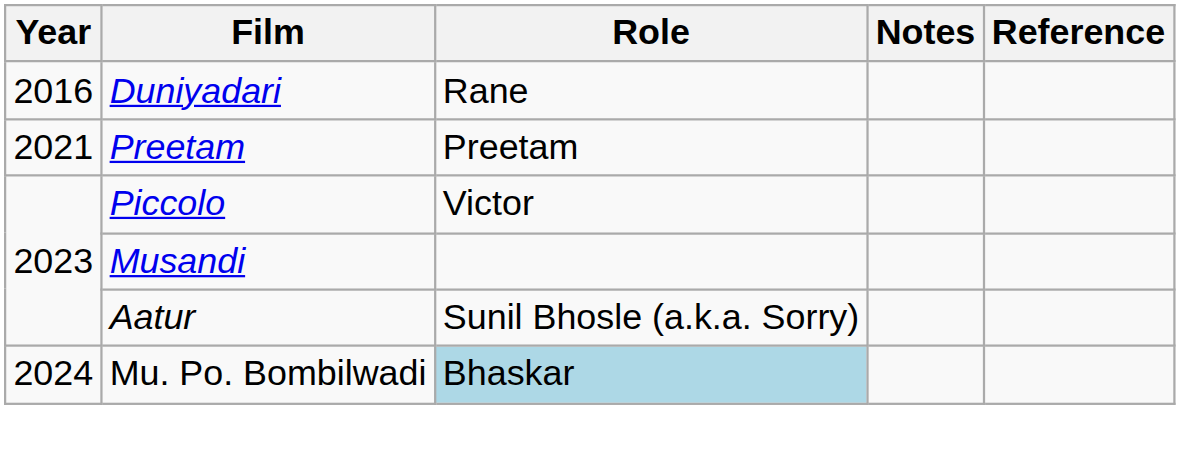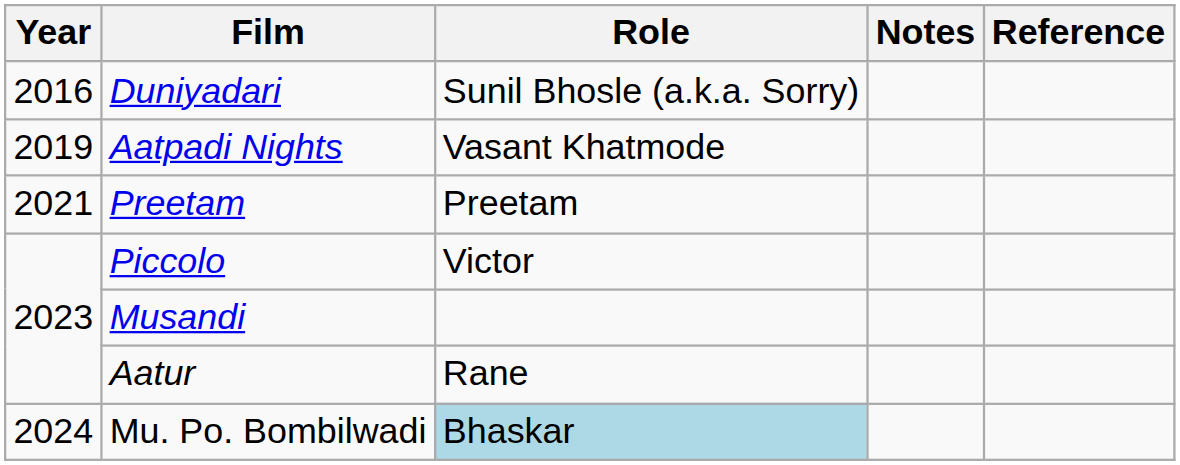(486, 89) Rane -> (651, 89) Sunil Bhosle (a.k.a. Sorry)
+ row: (226, 146)
(651, 317) Sunil Bhosle (a.k.a. Sorry) -> (486, 373) Rane
